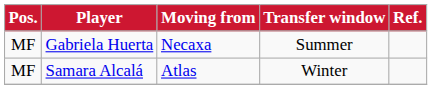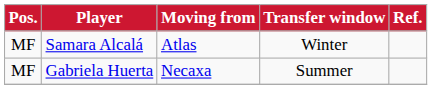rows swapped: (99, 44) <-> (94, 71)
